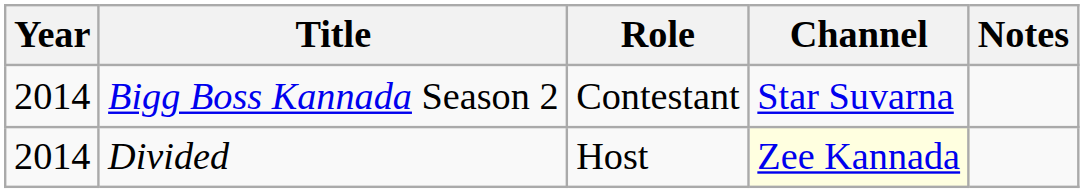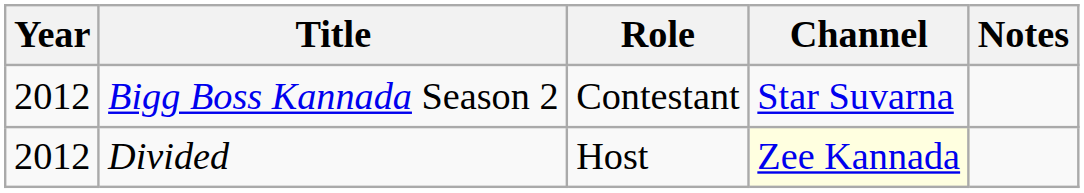(52, 95) 2014 -> (52, 95) 2012
(52, 156) 2014 -> (52, 156) 2012
